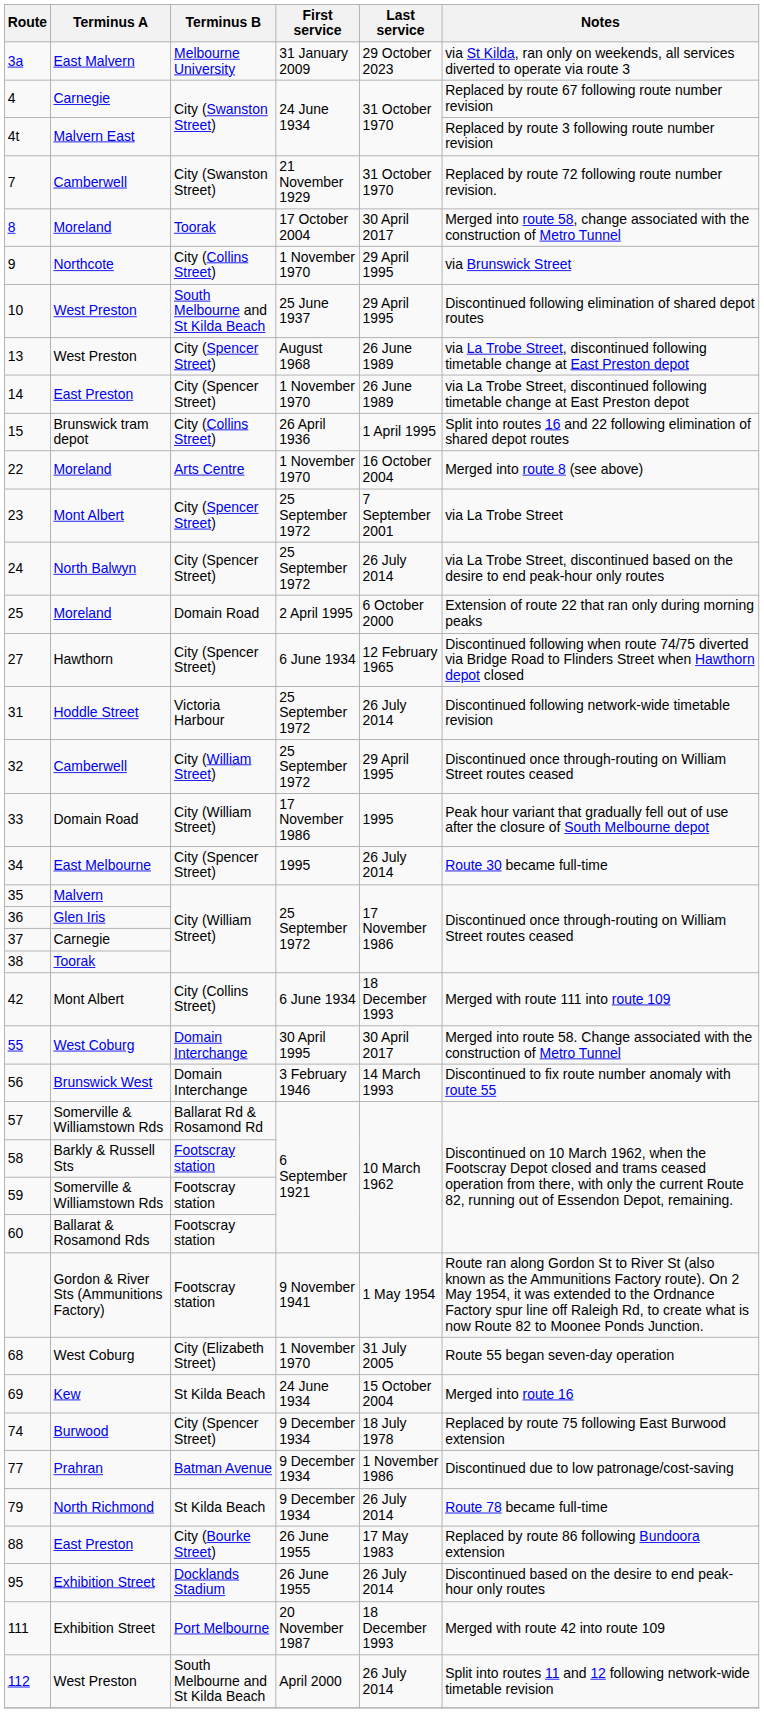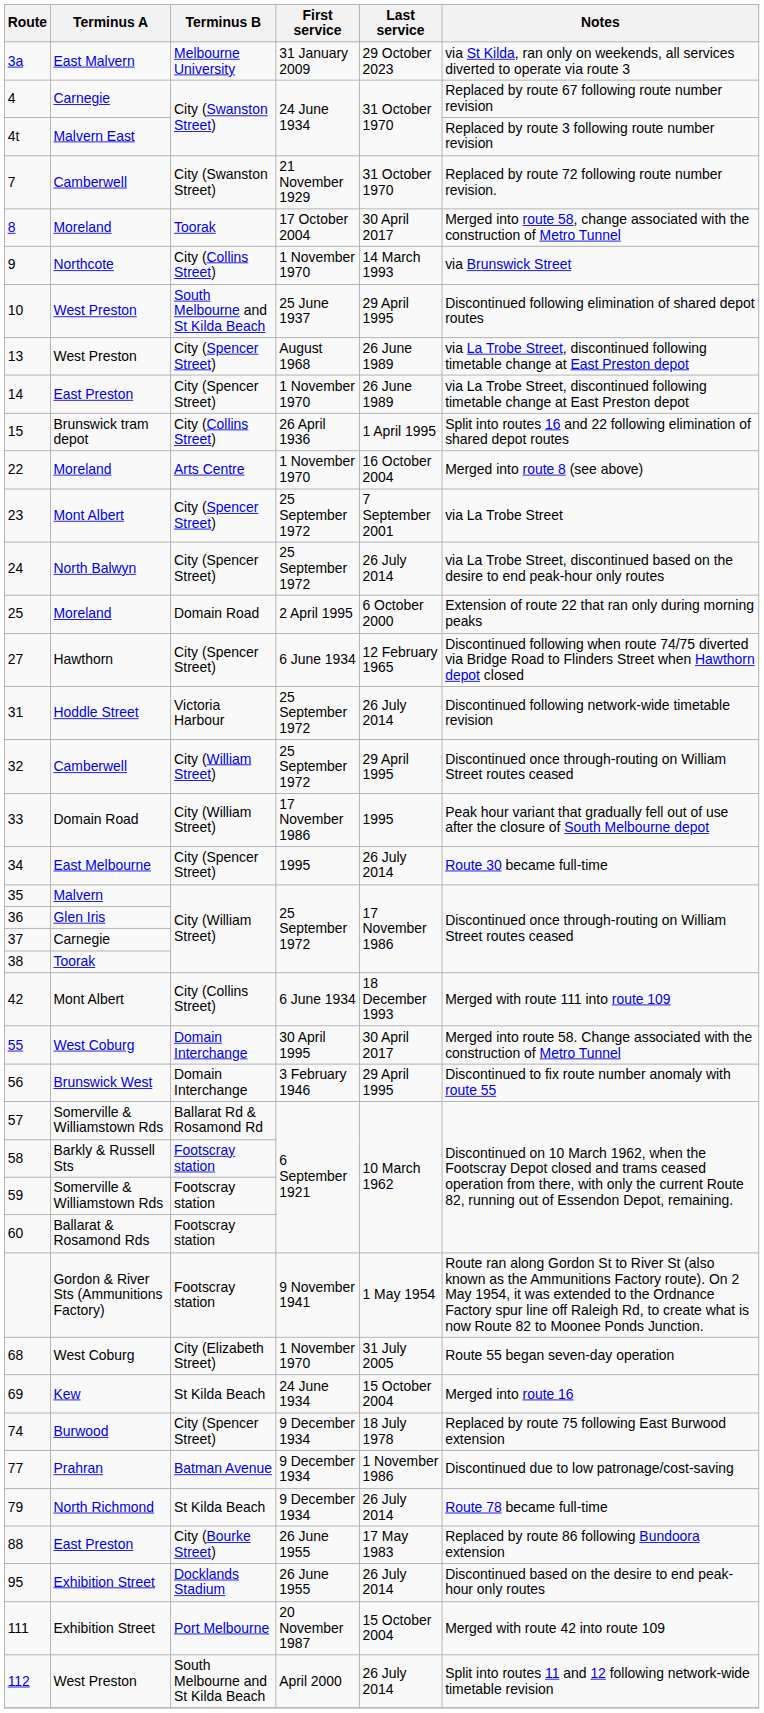(386, 265) 29 April 1995 -> (391, 265) 14 March 1993
(391, 1082) 14 March 1993 -> (386, 1082) 29 April 1995
(395, 1628) 18 December 1993 -> (397, 1628) 15 October 2004
